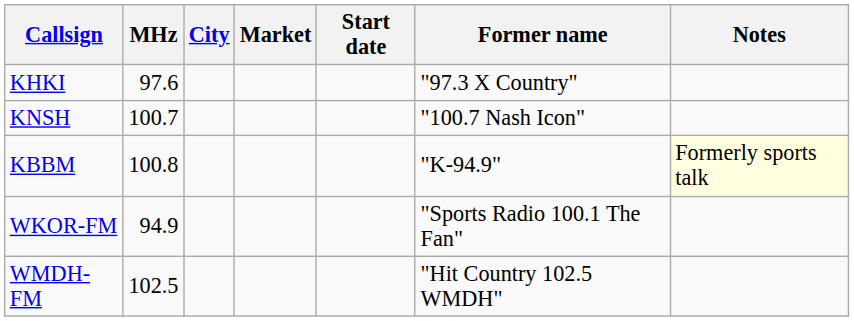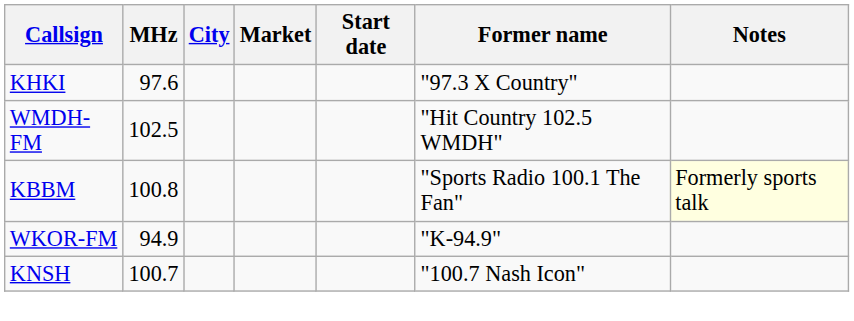rows swapped: (50, 286) <-> (40, 117)
(461, 165) "K-94.9" -> (530, 190) "Sports Radio 100.1 The Fan"
(530, 225) "Sports Radio 100.1 The Fan" -> (461, 238) "K-94.9"
